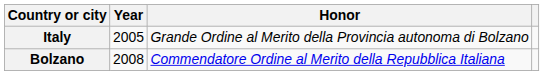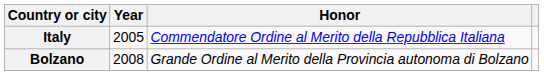(340, 37) Grande Ordine al Merito della Provincia autonoma di Bolzano -> (328, 37) Commendatore Ordine al Merito della Repubblica Italiana
(328, 59) Commendatore Ordine al Merito della Repubblica Italiana -> (340, 59) Grande Ordine al Merito della Provincia autonoma di Bolzano
